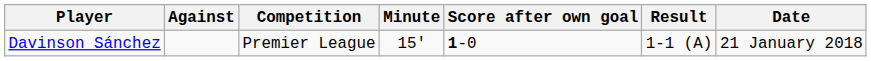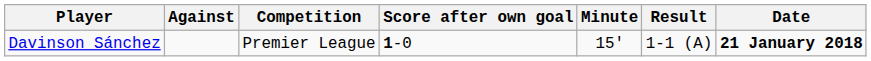columns swapped: (412, 18) <-> (543, 18)
(791, 43) normal -> (791, 43) bold
